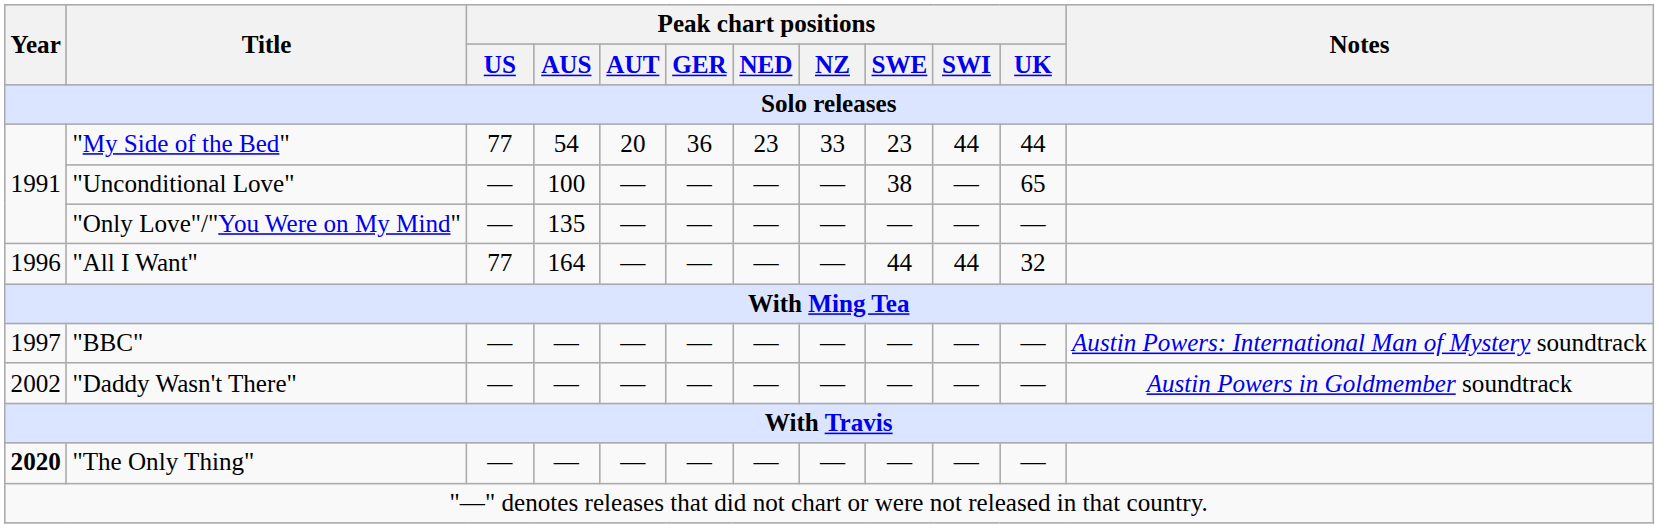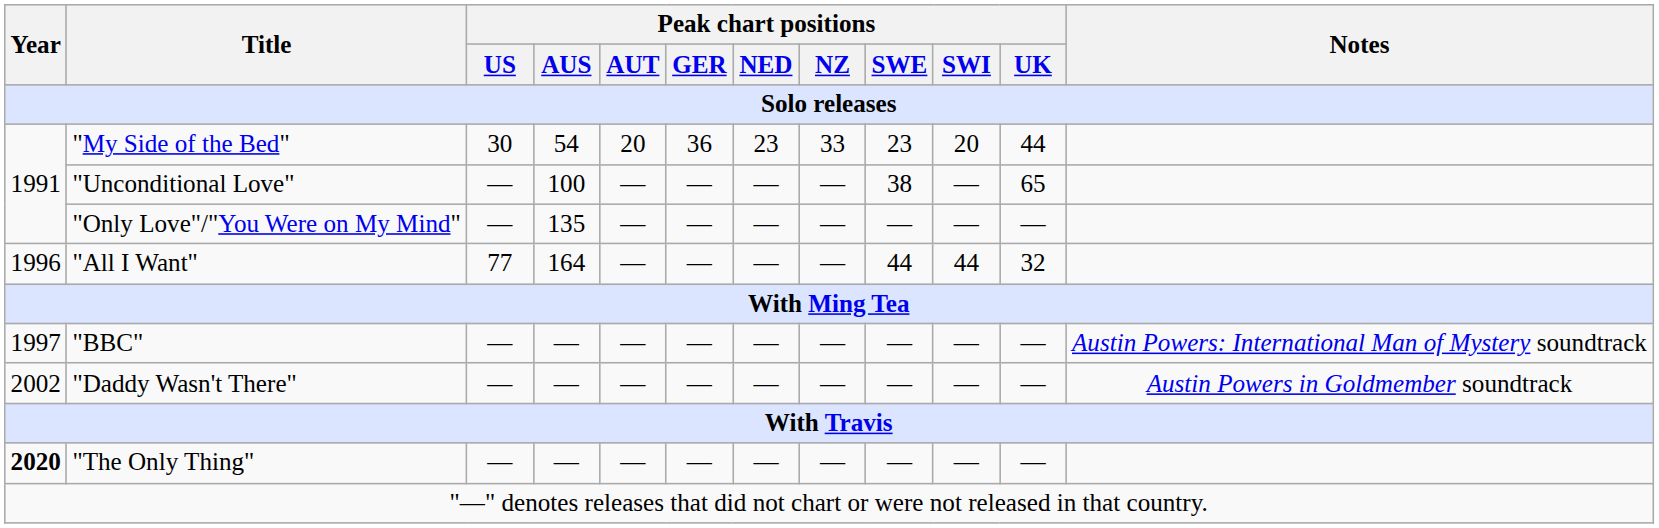(500, 143) 77 -> (500, 143) 30
(966, 143) 44 -> (966, 143) 20
